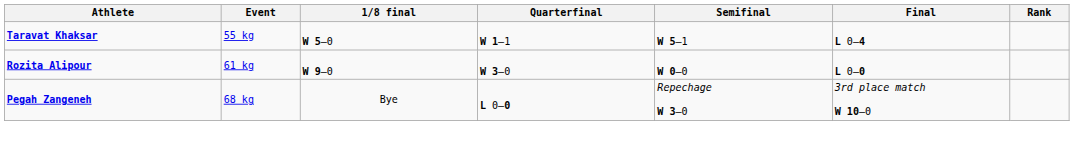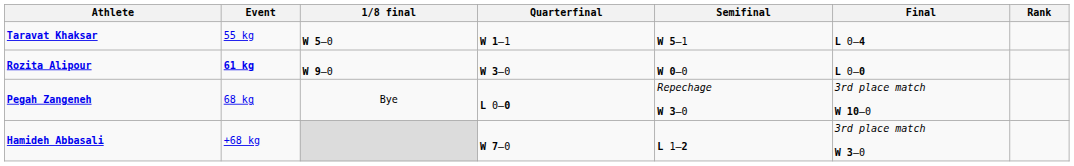(239, 64) normal -> (239, 64) bold
+ row: (55, 140)
